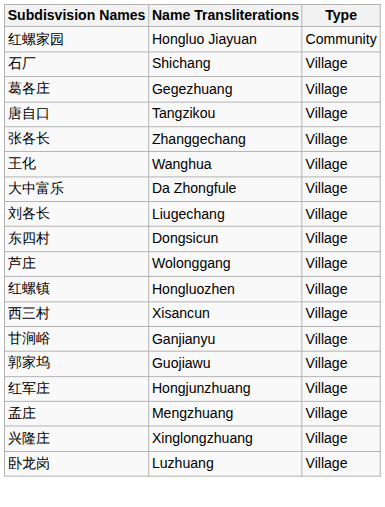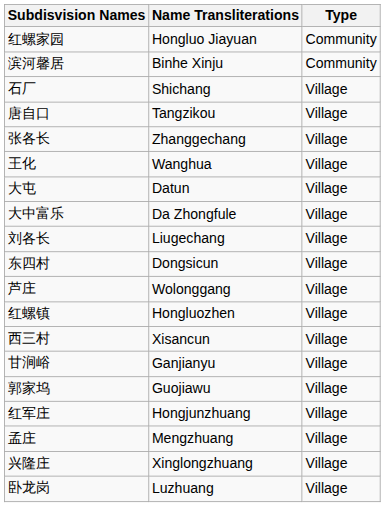+ row: (36, 63)
- row: (29, 88)
+ row: (22, 188)
